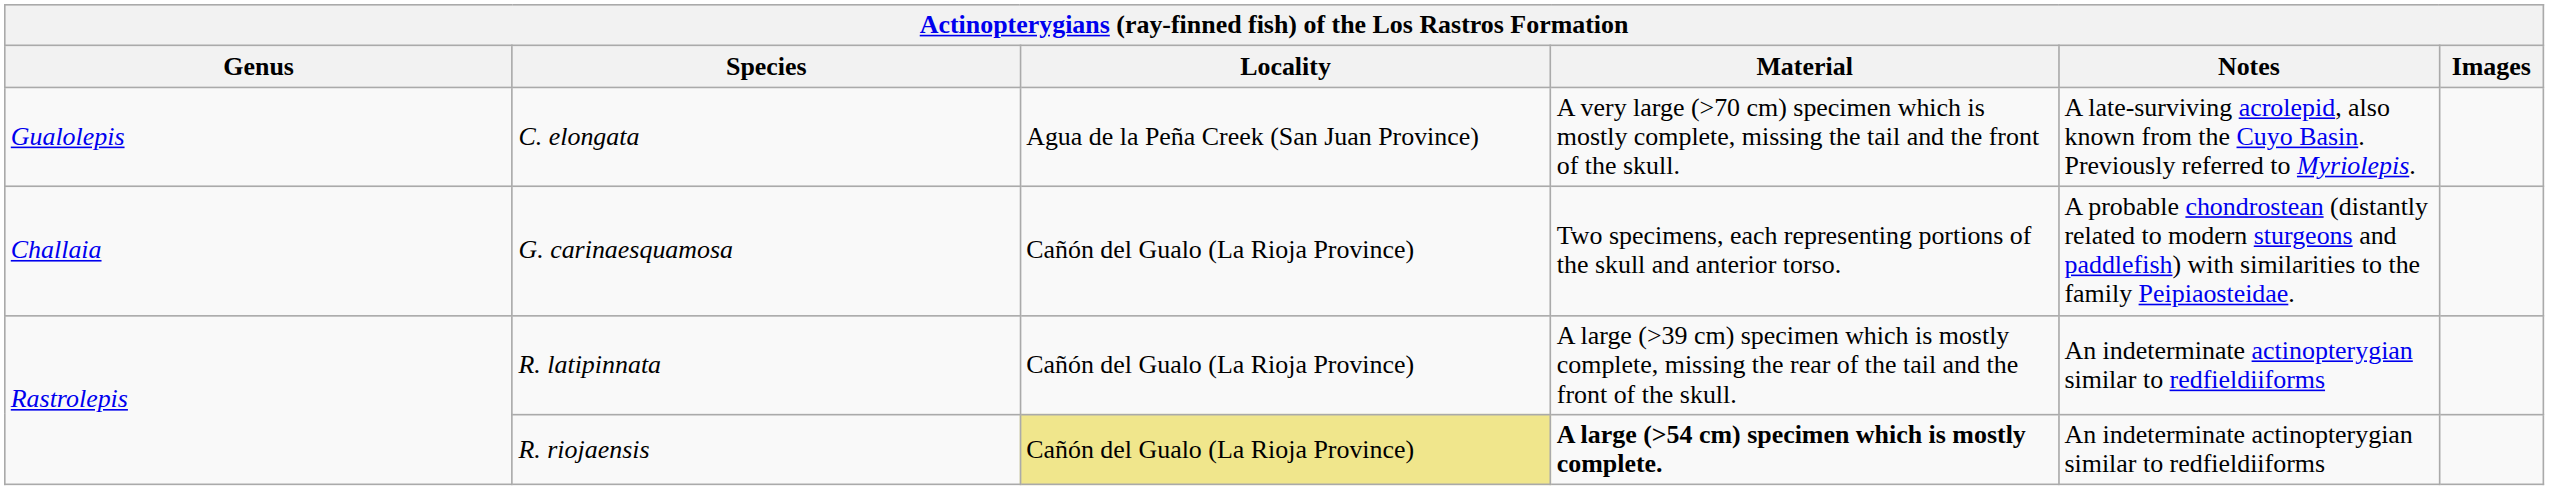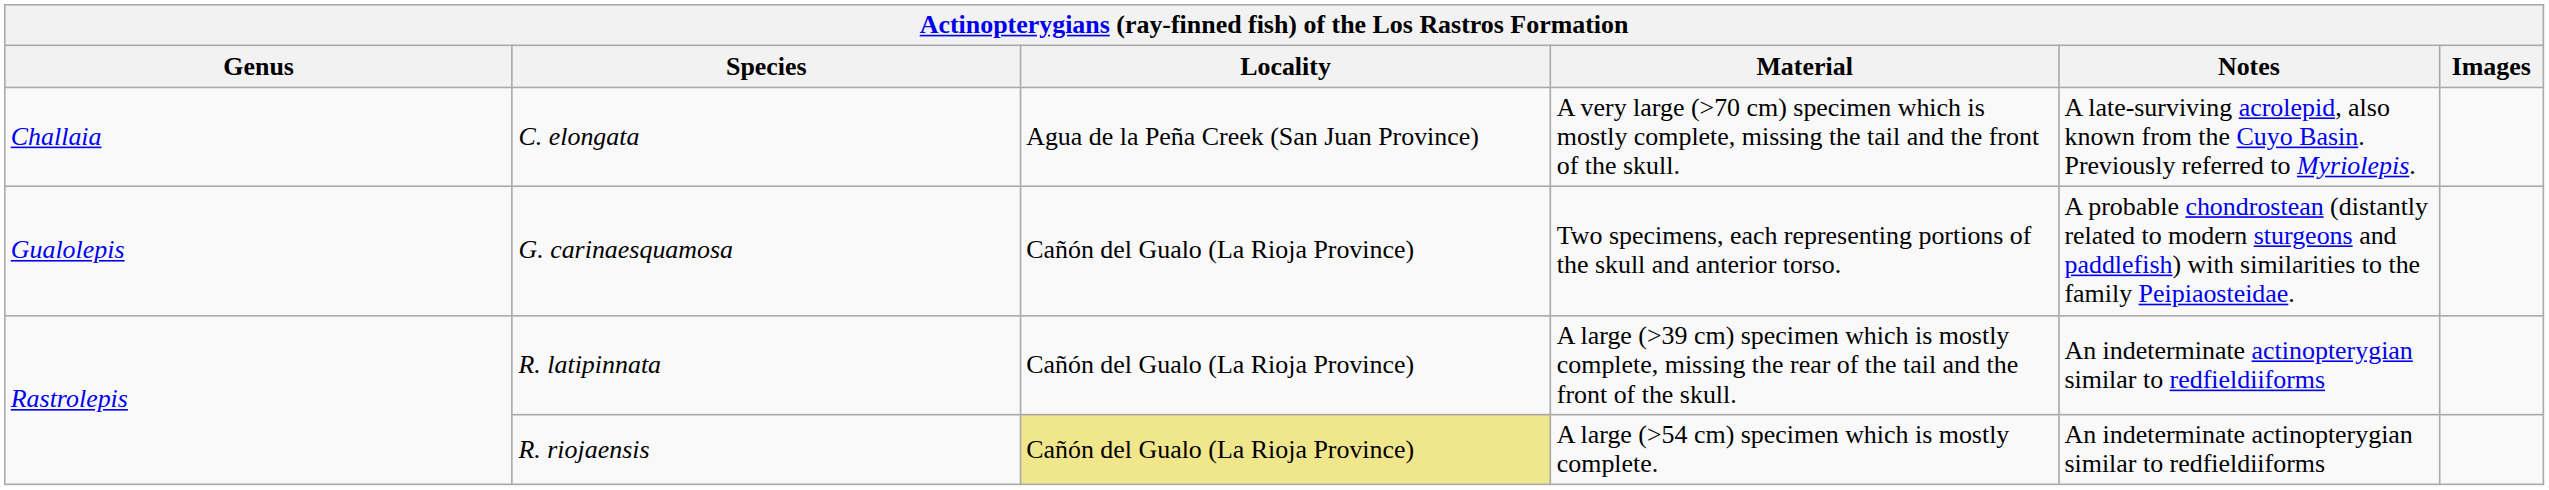(68, 136) Gualolepis -> (56, 136) Challaia
(56, 250) Challaia -> (68, 250) Gualolepis
(1791, 449) bold -> (1783, 449) normal
